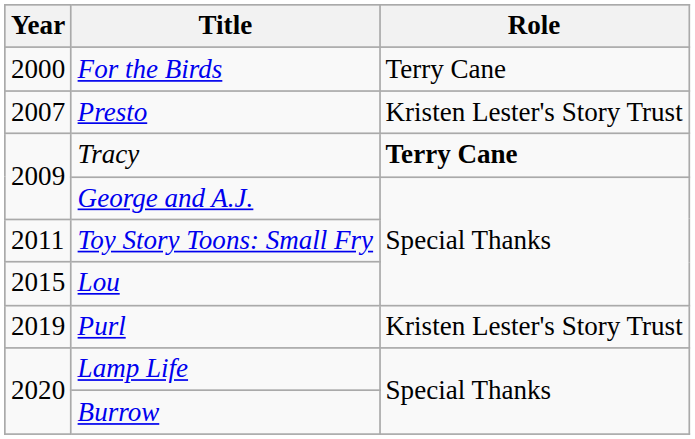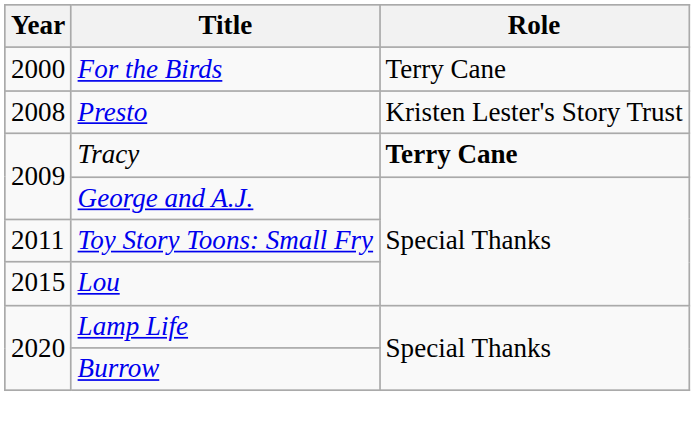(38, 111) 2007 -> (38, 111) 2008
- row: (102, 326)
